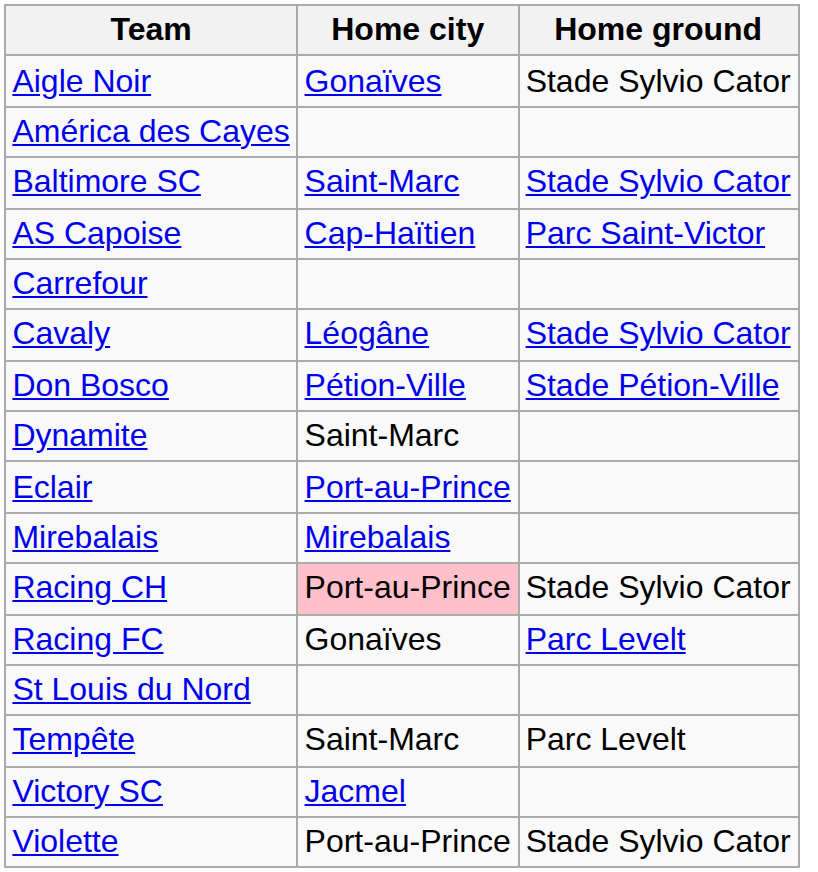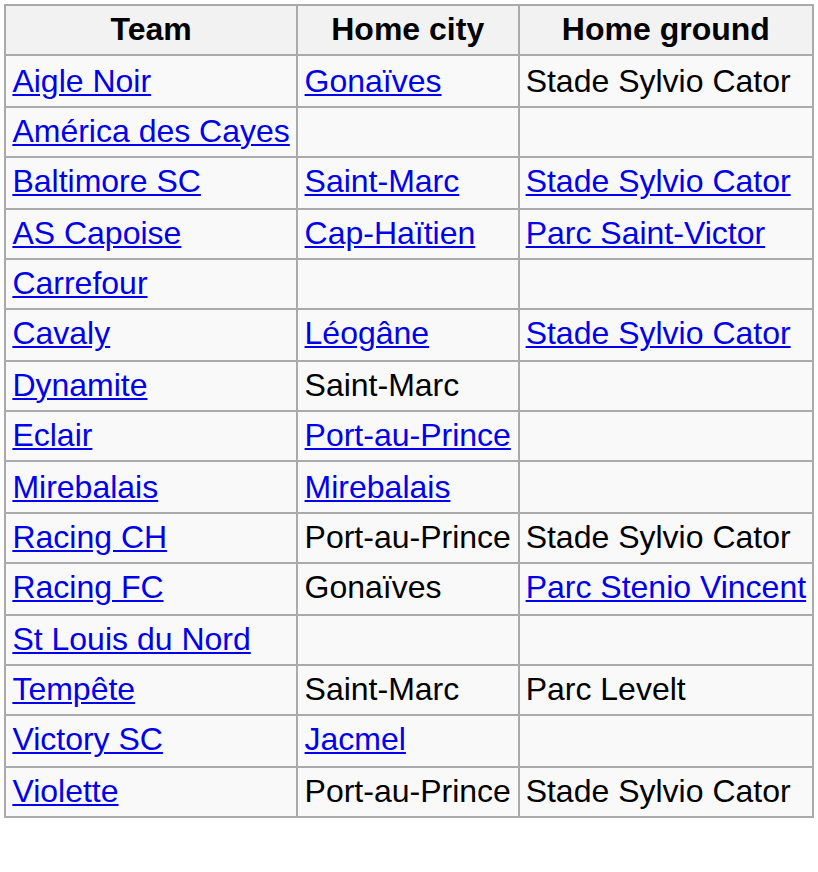- row: (91, 385)
(408, 588) pink background -> (408, 537) no background
(606, 638) Parc Levelt -> (666, 588) Parc Stenio Vincent
